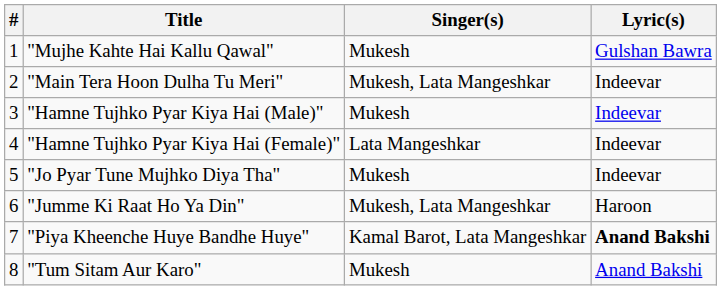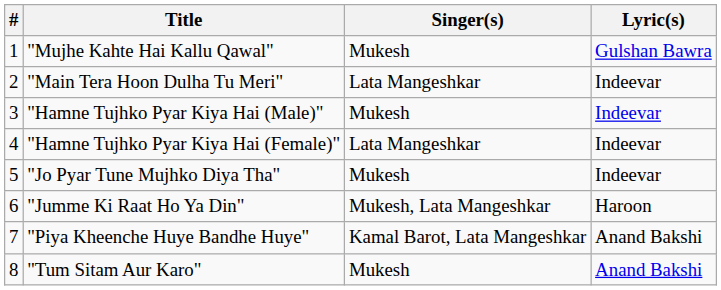(450, 82) Mukesh, Lata Mangeshkar -> (415, 82) Lata Mangeshkar
(652, 237) bold -> (649, 237) normal
